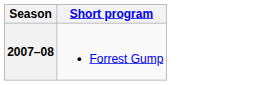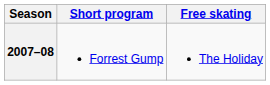+ column: (216, 14)
